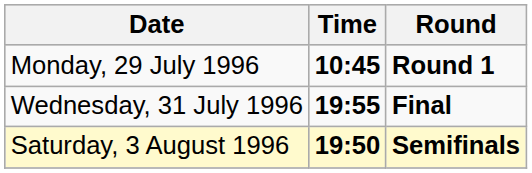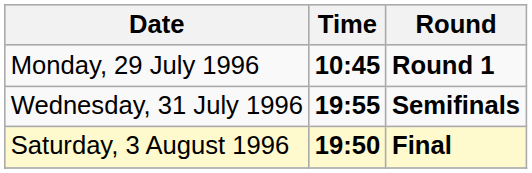(422, 106) Final -> (456, 106) Semifinals
(456, 146) Semifinals -> (422, 146) Final
